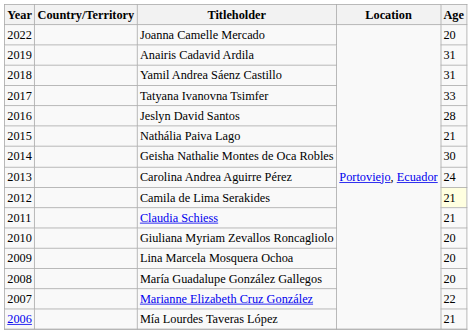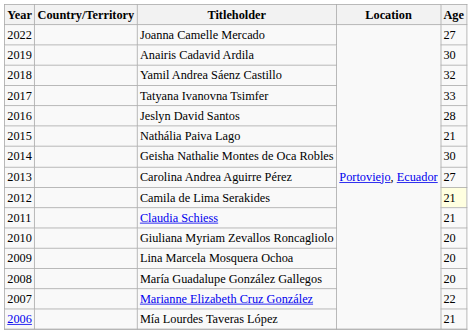(450, 35) 20 -> (450, 35) 27
(450, 55) 31 -> (450, 55) 30
(450, 75) 31 -> (450, 75) 32
(450, 177) 24 -> (450, 177) 27
